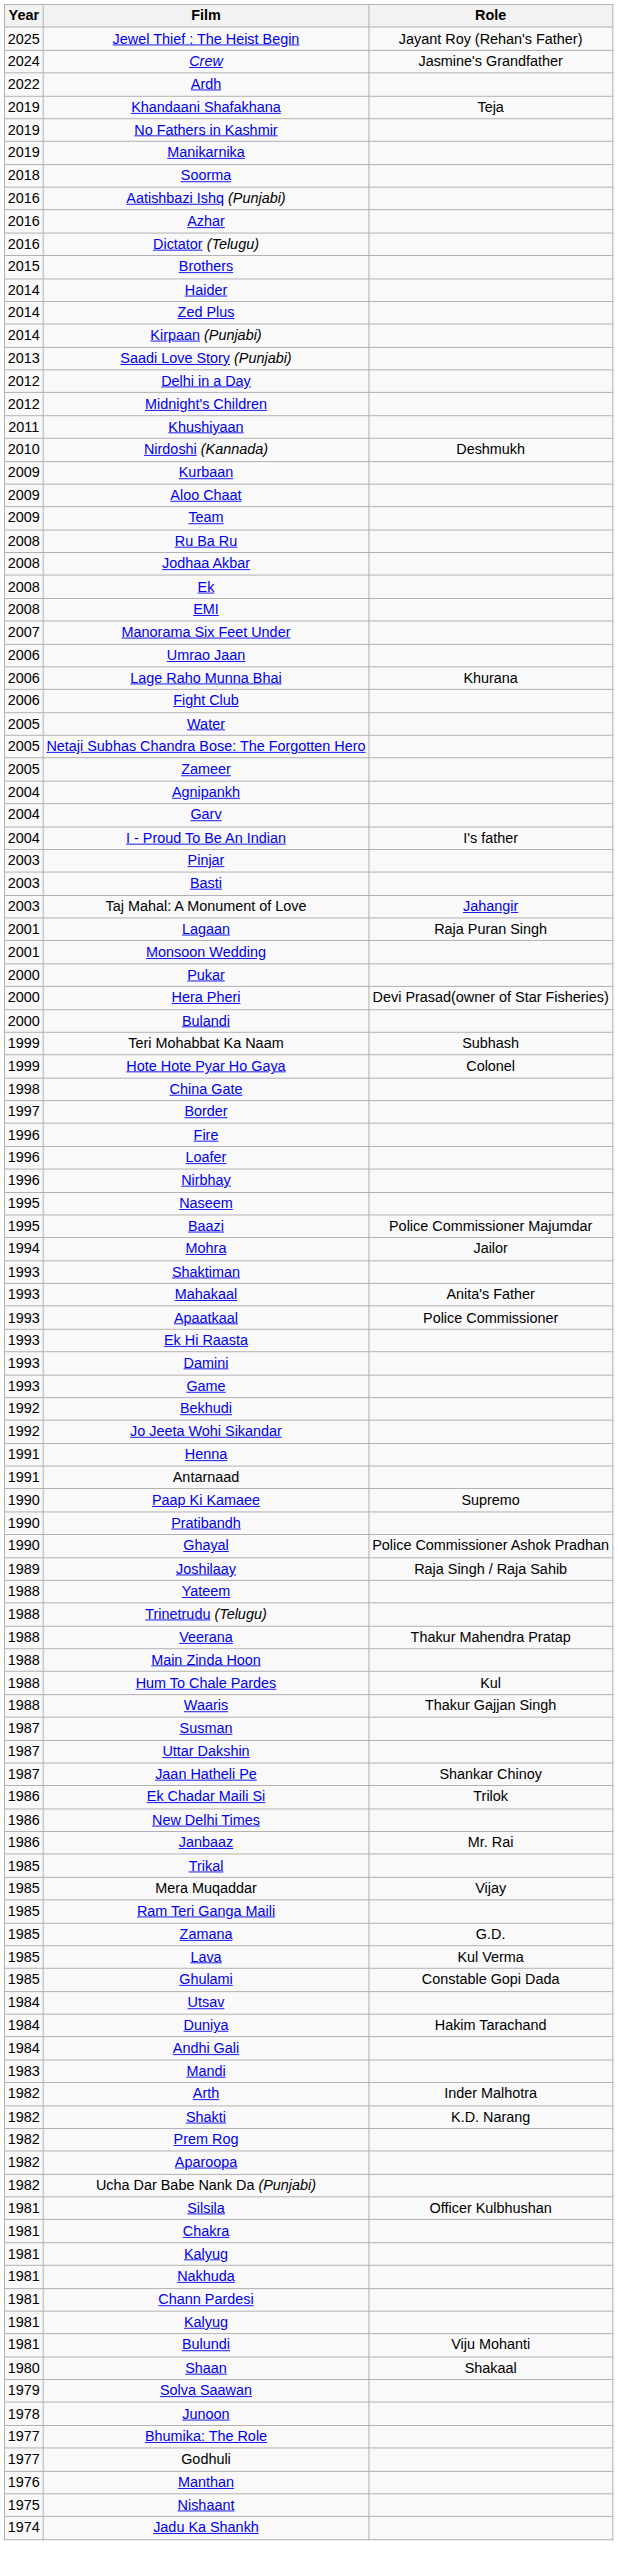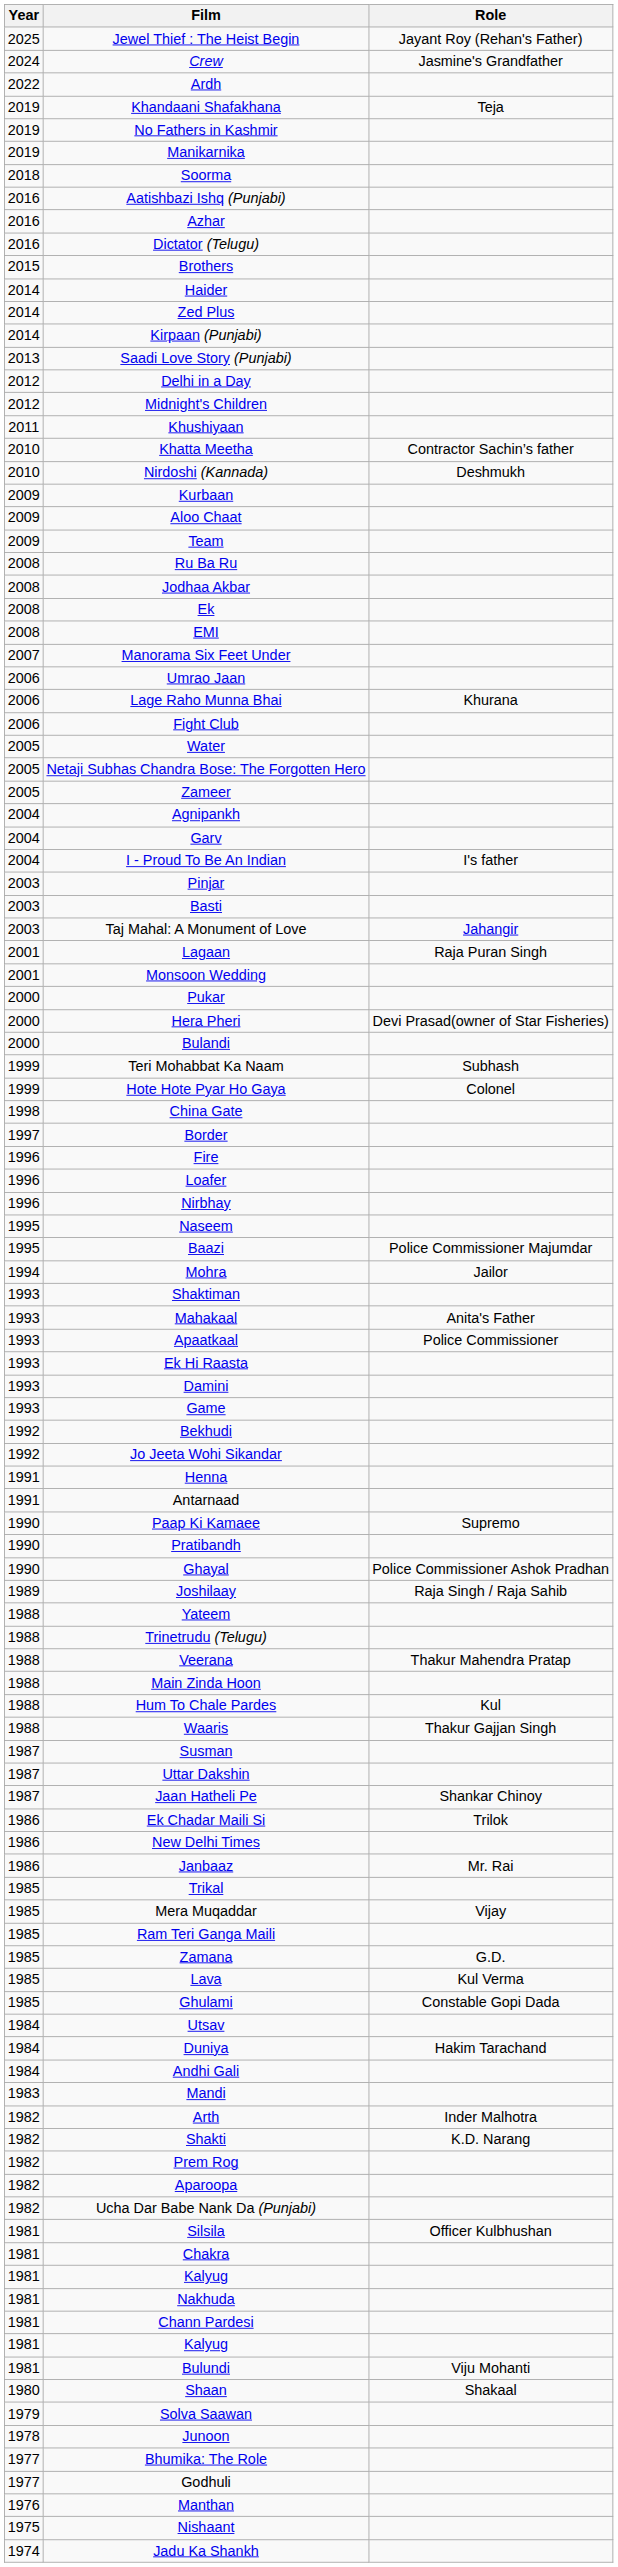+ row: (24, 449)
